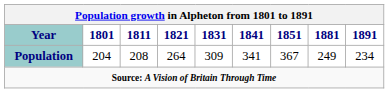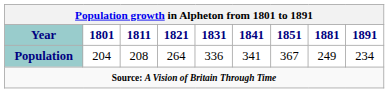(214, 56) 309 -> (214, 56) 336
